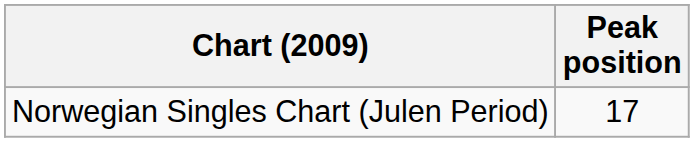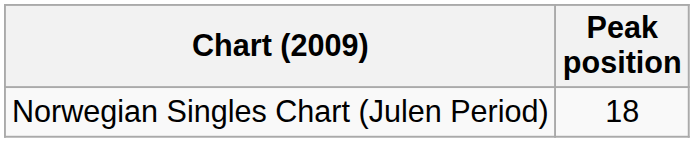(622, 111) 17 -> (622, 111) 18
